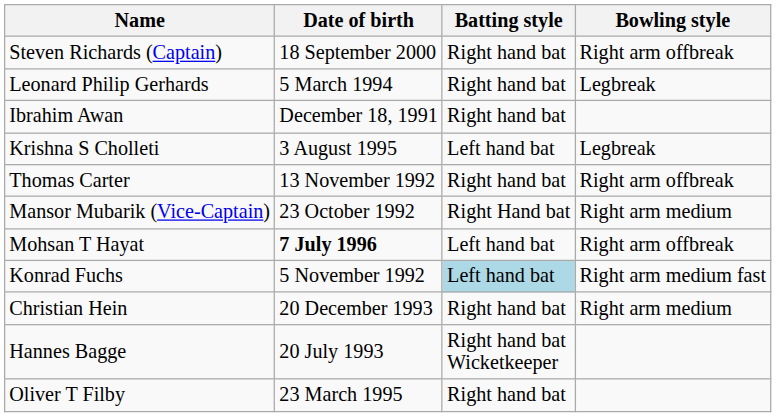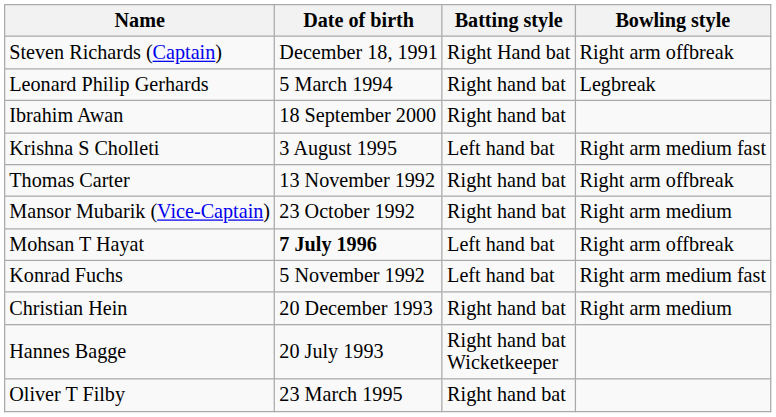(358, 52) 18 September 2000 -> (359, 52) December 18, 1991
(506, 52) Right hand bat -> (509, 52) Right Hand bat
(359, 116) December 18, 1991 -> (358, 116) 18 September 2000
(618, 148) Legbreak -> (673, 148) Right arm medium fast
(509, 212) Right Hand bat -> (506, 212) Right hand bat
(501, 276) lightblue background -> (501, 276) no background
